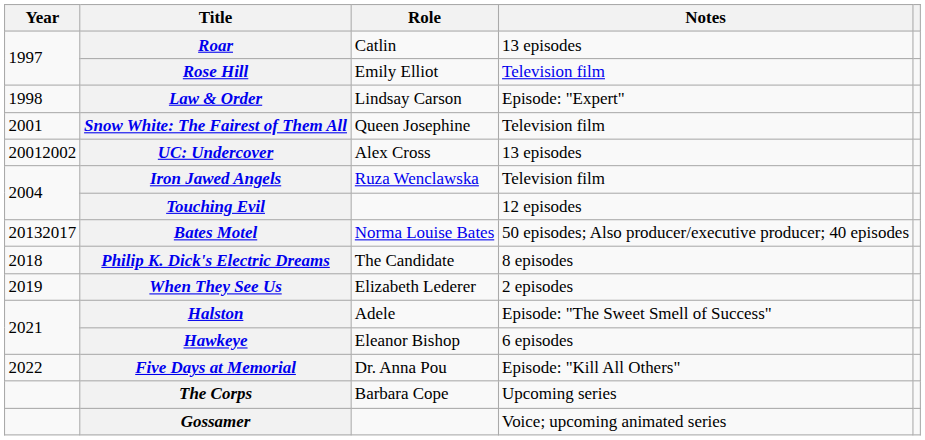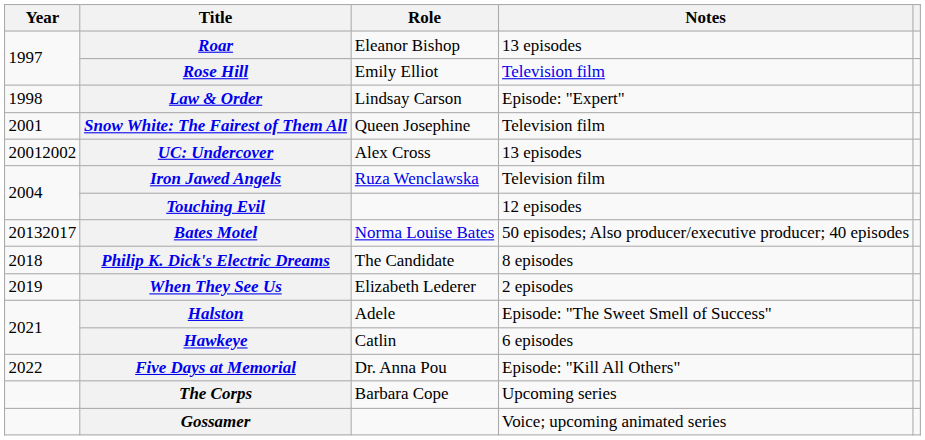(376, 44) Catlin -> (407, 44) Eleanor Bishop
(407, 340) Eleanor Bishop -> (376, 340) Catlin
